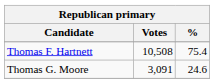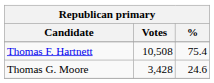(160, 69) 3,091 -> (160, 69) 3,428
